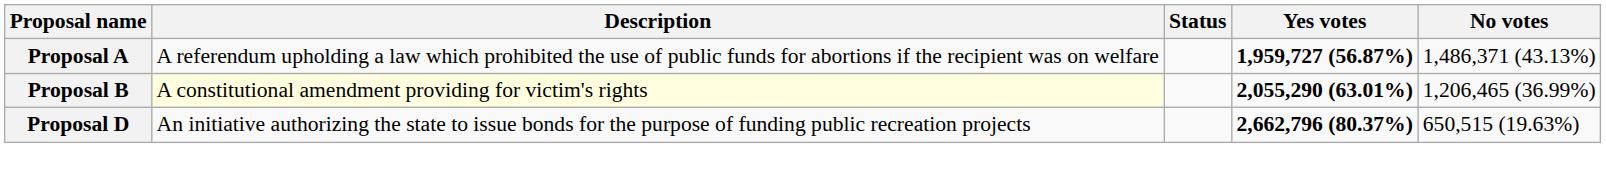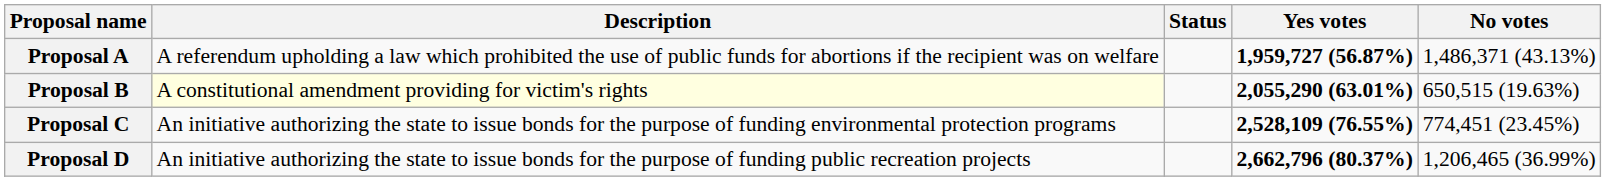(1509, 90) 1,206,465 (36.99%) -> (1501, 90) 650,515 (19.63%)
+ row: (78, 124)
(1501, 124) 650,515 (19.63%) -> (1509, 158) 1,206,465 (36.99%)
